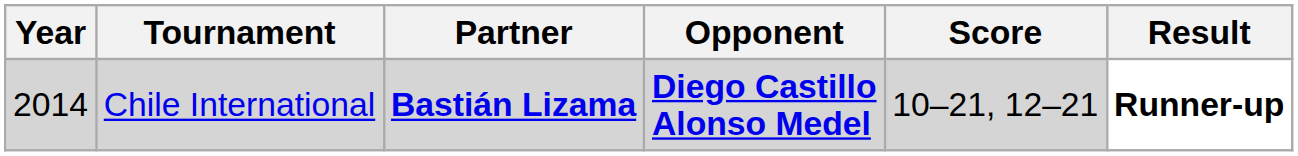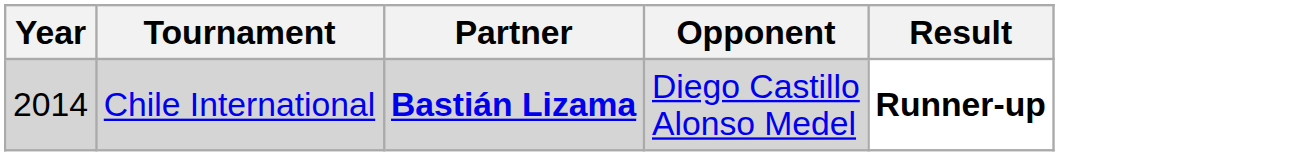- column: (995, 32)
(764, 104) bold -> (756, 104) normal
